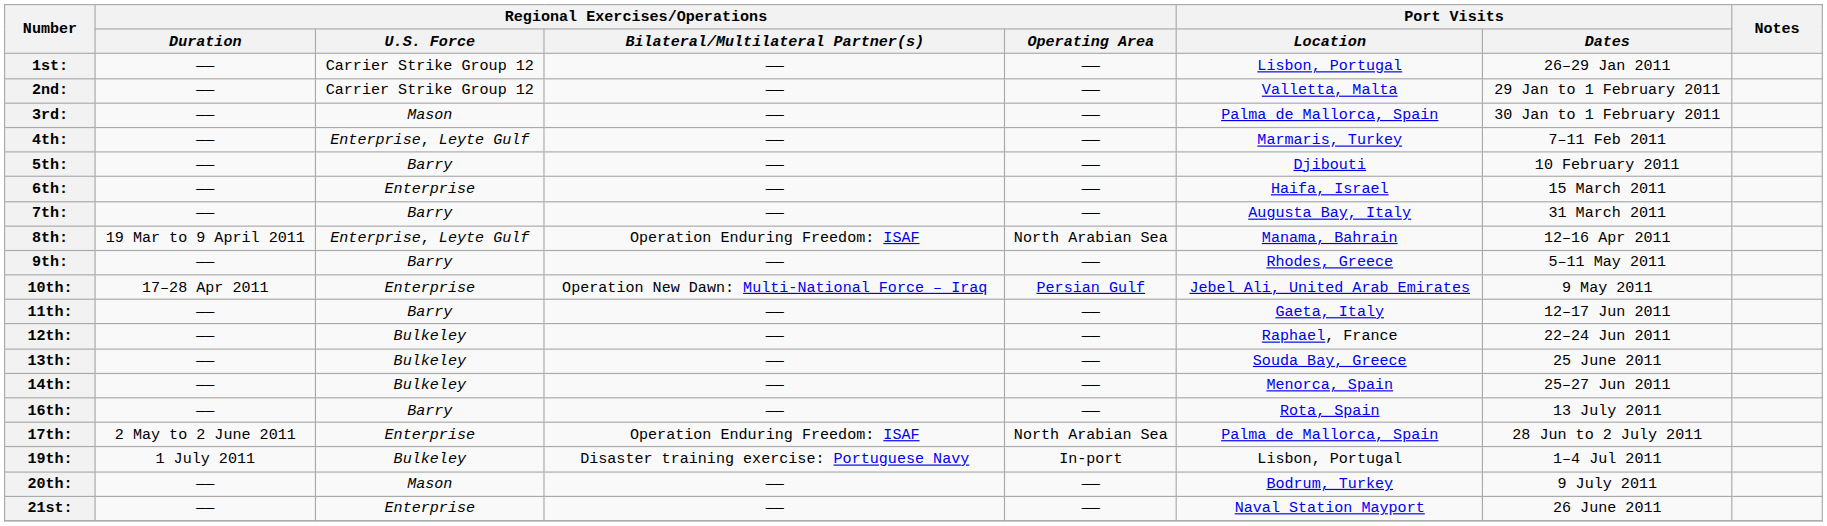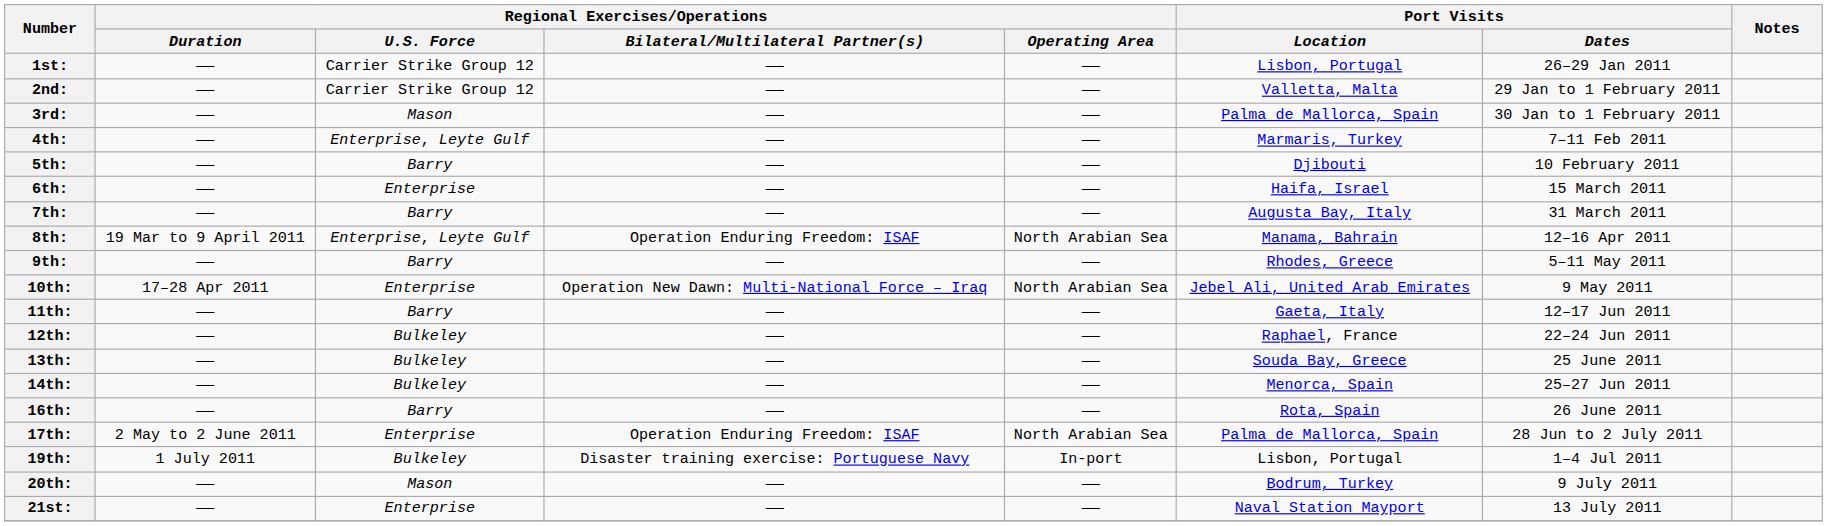(1091, 287) Persian Gulf -> (1091, 287) North Arabian Sea
(1607, 410) 13 July 2011 -> (1607, 410) 26 June 2011
(1607, 508) 26 June 2011 -> (1607, 508) 13 July 2011
